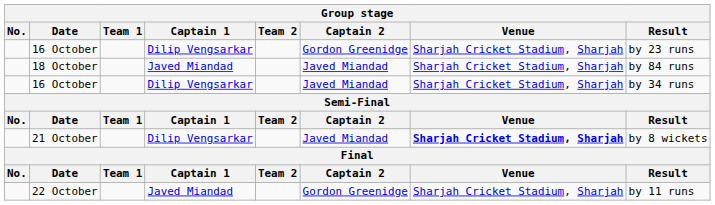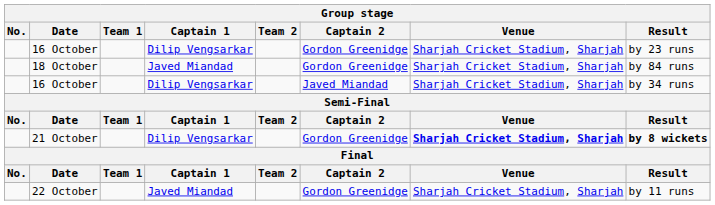(345, 67) Javed Miandad -> (355, 67) Gordon Greenidge
(345, 138) Javed Miandad -> (355, 138) Gordon Greenidge
(668, 138) normal -> (668, 138) bold
